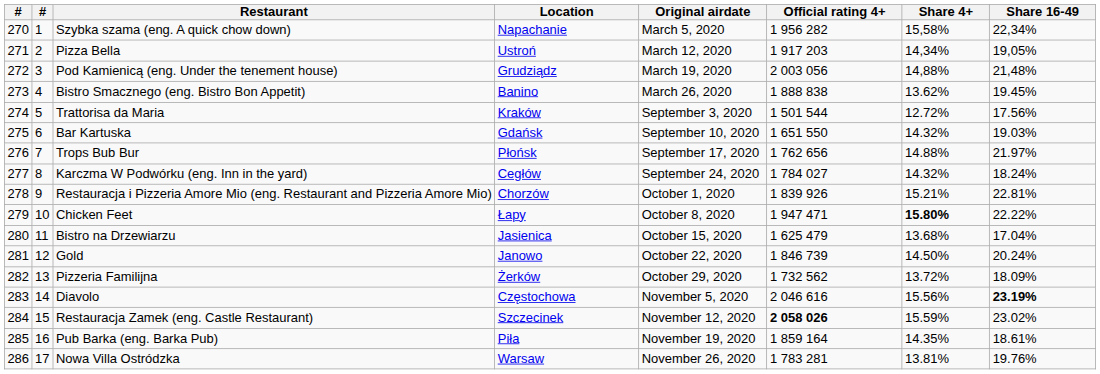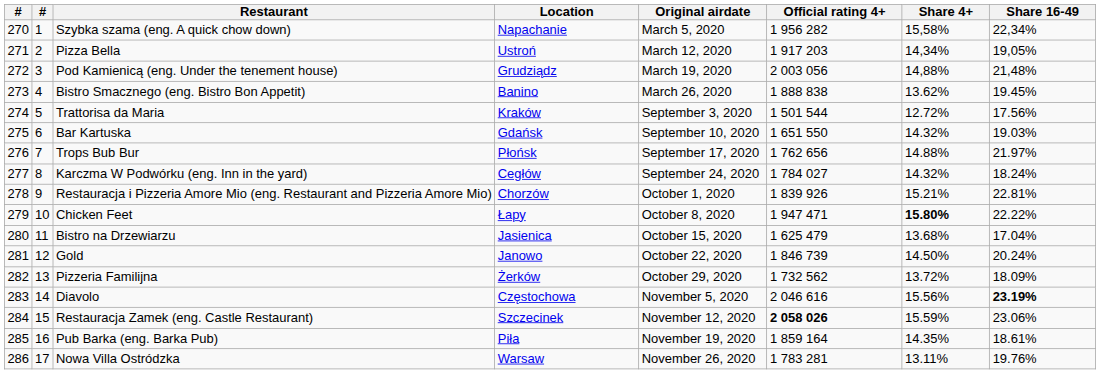(1015, 317) 23.02% -> (1015, 317) 23.06%
(927, 359) 13.81% -> (927, 359) 13.11%
